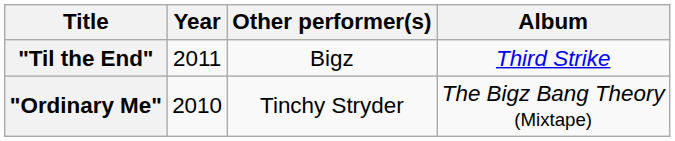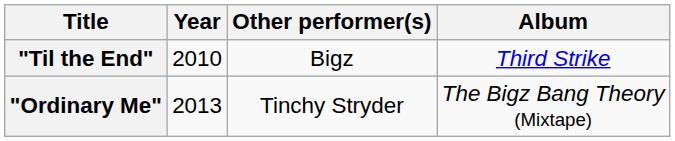(197, 57) 2011 -> (197, 57) 2010
(197, 105) 2010 -> (197, 105) 2013
